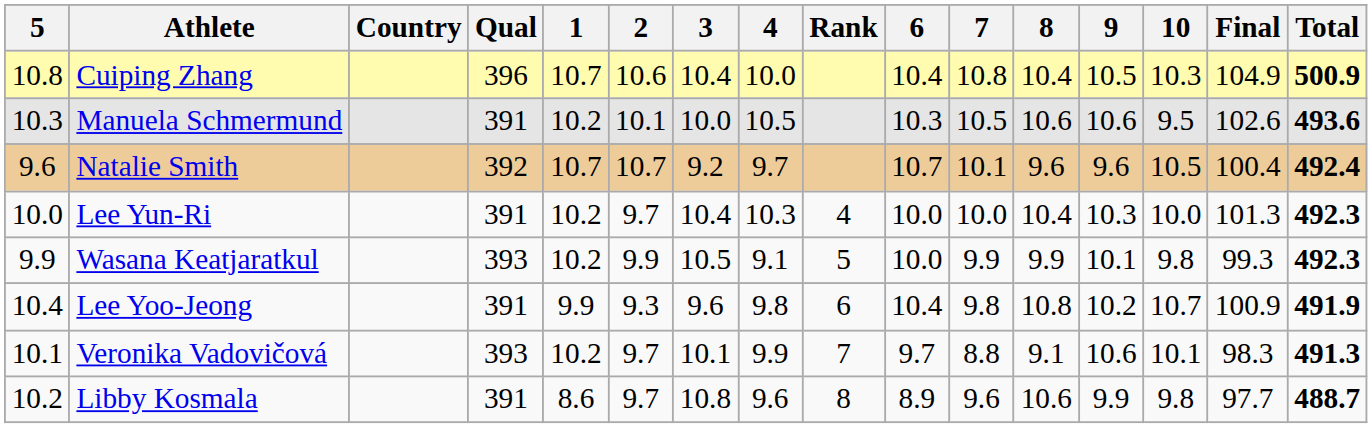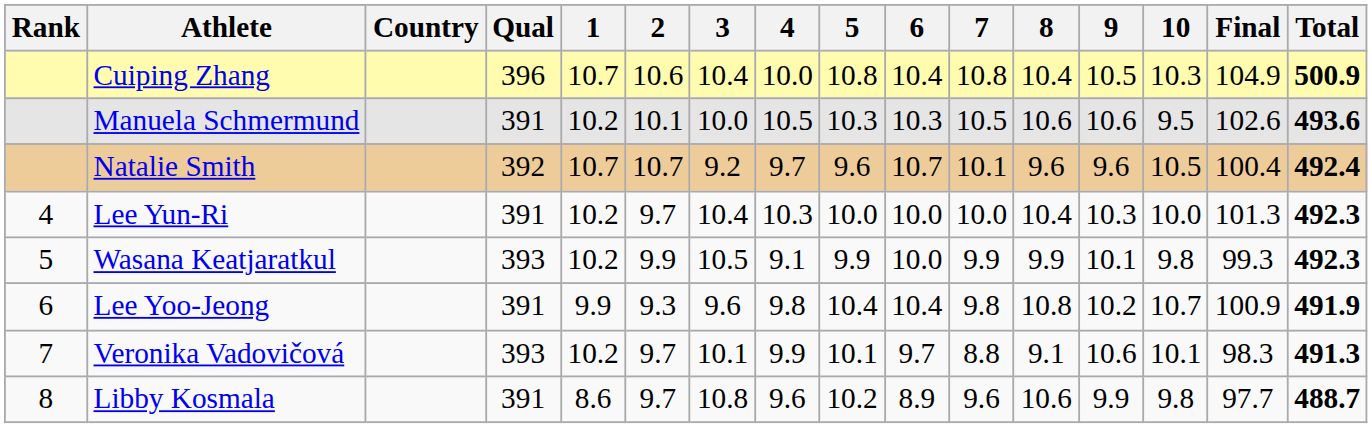columns swapped: (843, 27) <-> (37, 27)
